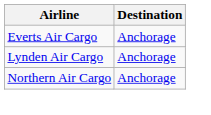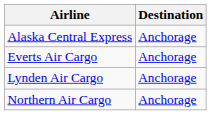+ row: (70, 36)
